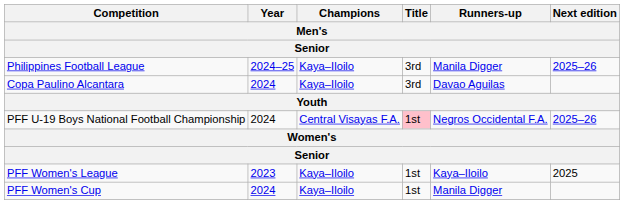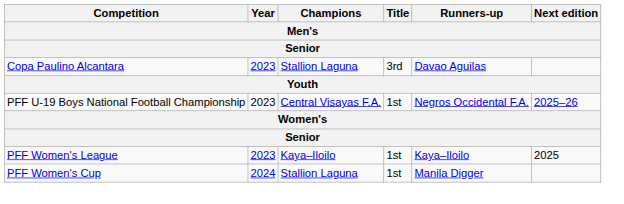- row: (76, 66)
(263, 84) 2024 -> (263, 66) 2023
(327, 84) Kaya–Iloilo -> (319, 66) Stallion Laguna
(263, 119) 2024 -> (263, 102) 2023
(413, 119) pink background -> (394, 102) no background
(327, 191) Kaya–Iloilo -> (319, 173) Stallion Laguna
